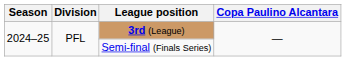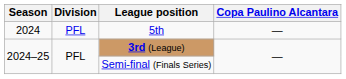+ row: (156, 30)
